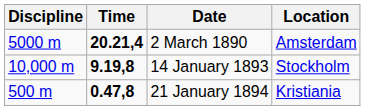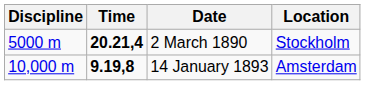(316, 42) Amsterdam -> (313, 42) Stockholm
(313, 67) Stockholm -> (316, 67) Amsterdam
- row: (209, 92)
